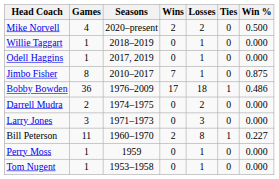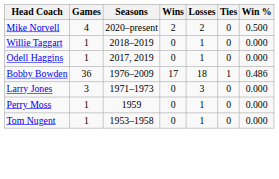- row: (32, 74)
- row: (35, 105)
- row: (32, 136)
